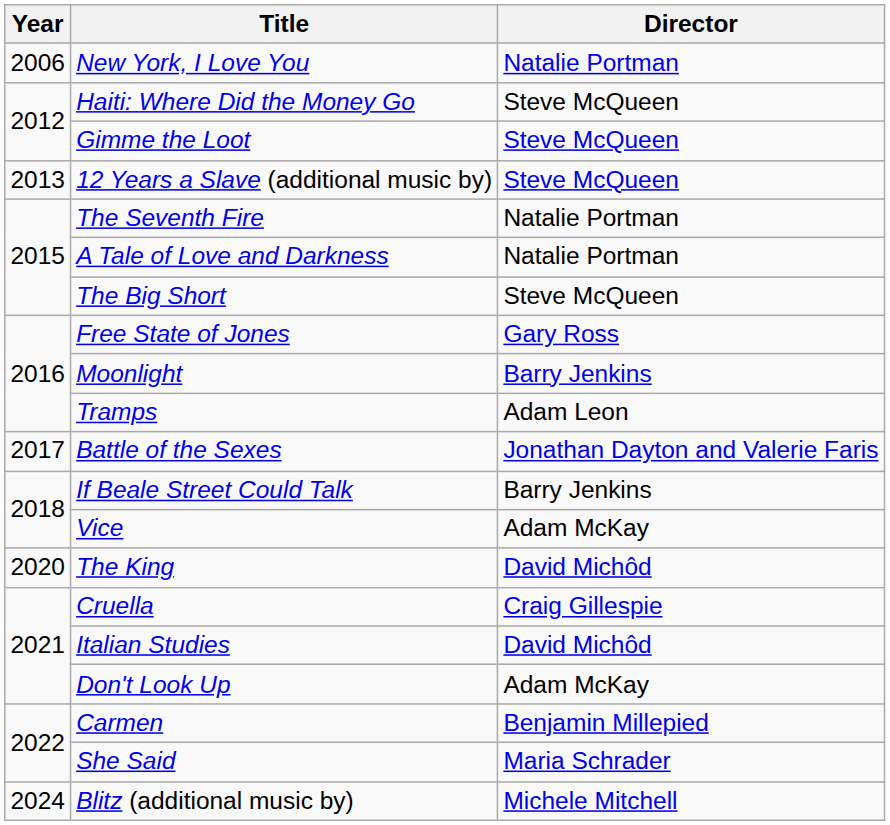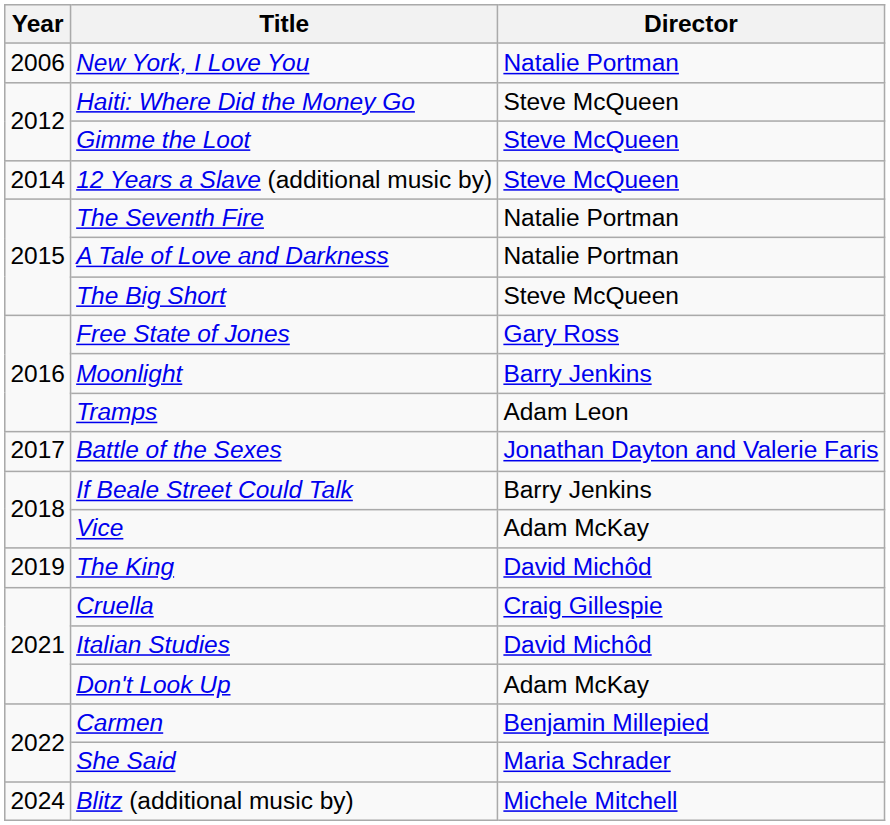(38, 179) 2013 -> (38, 179) 2014
(38, 567) 2020 -> (38, 567) 2019
